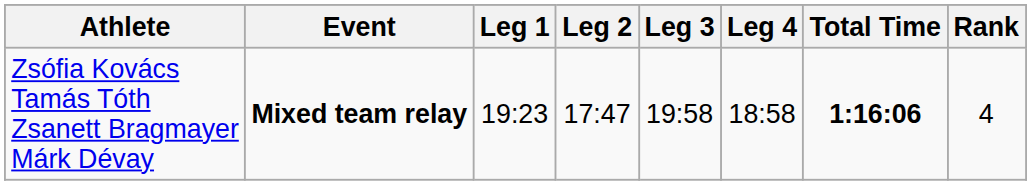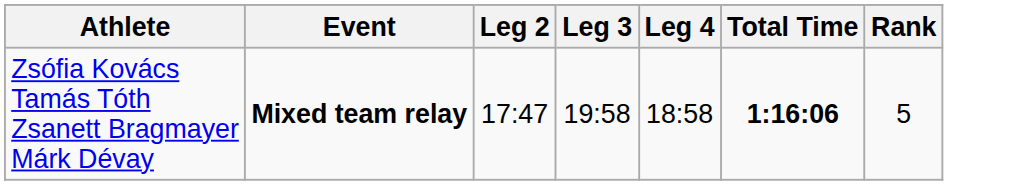- column: (515, 26)
(986, 113) 4 -> (904, 113) 5
